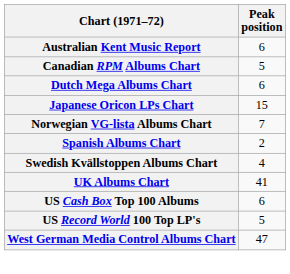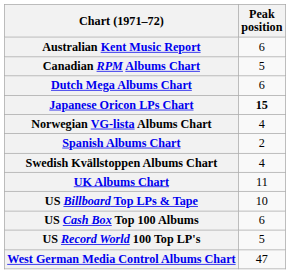(262, 104) normal -> (262, 104) bold
(262, 124) 7 -> (262, 124) 4
(262, 182) 41 -> (262, 182) 11
+ row: (121, 201)
